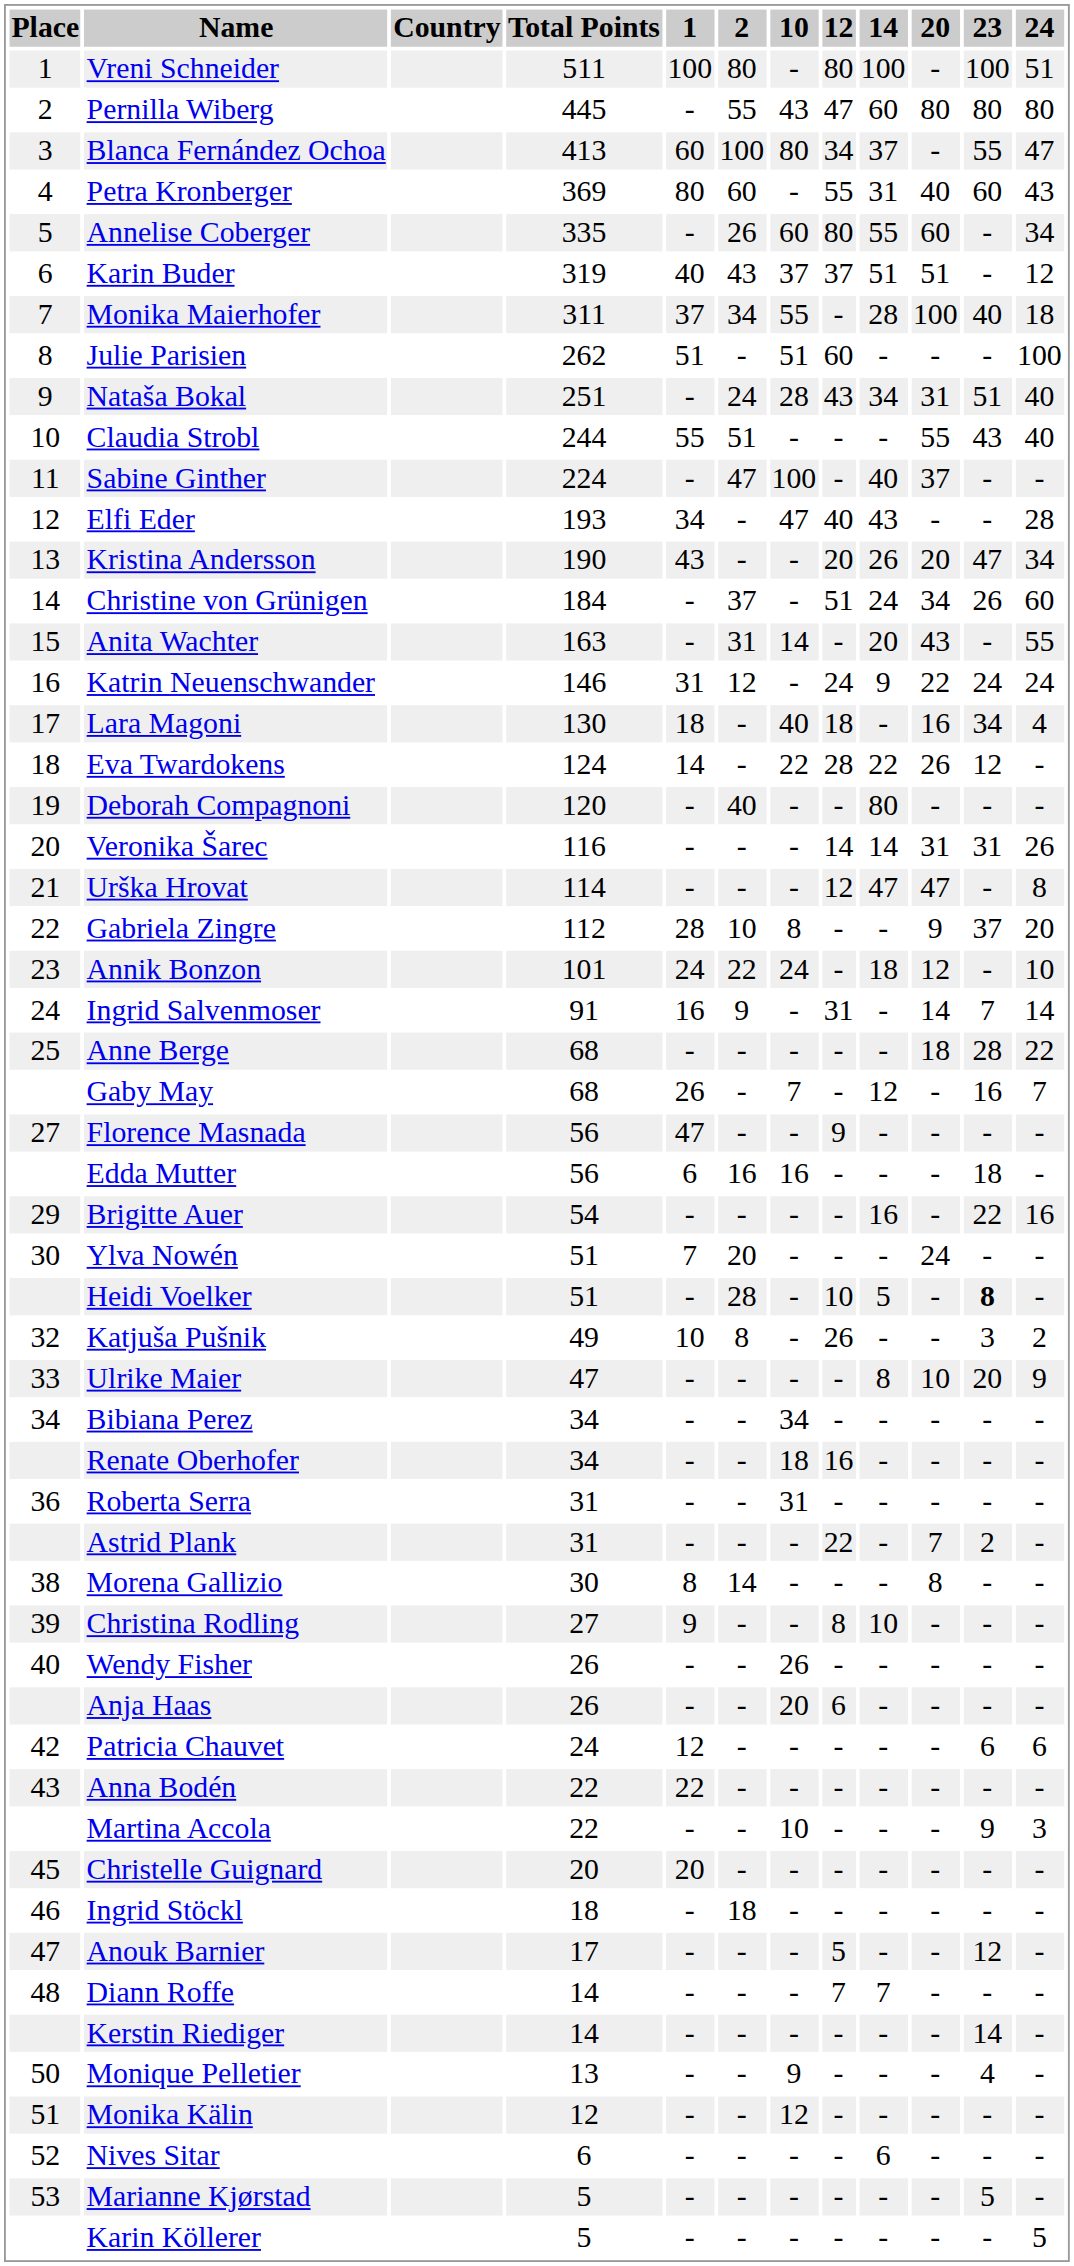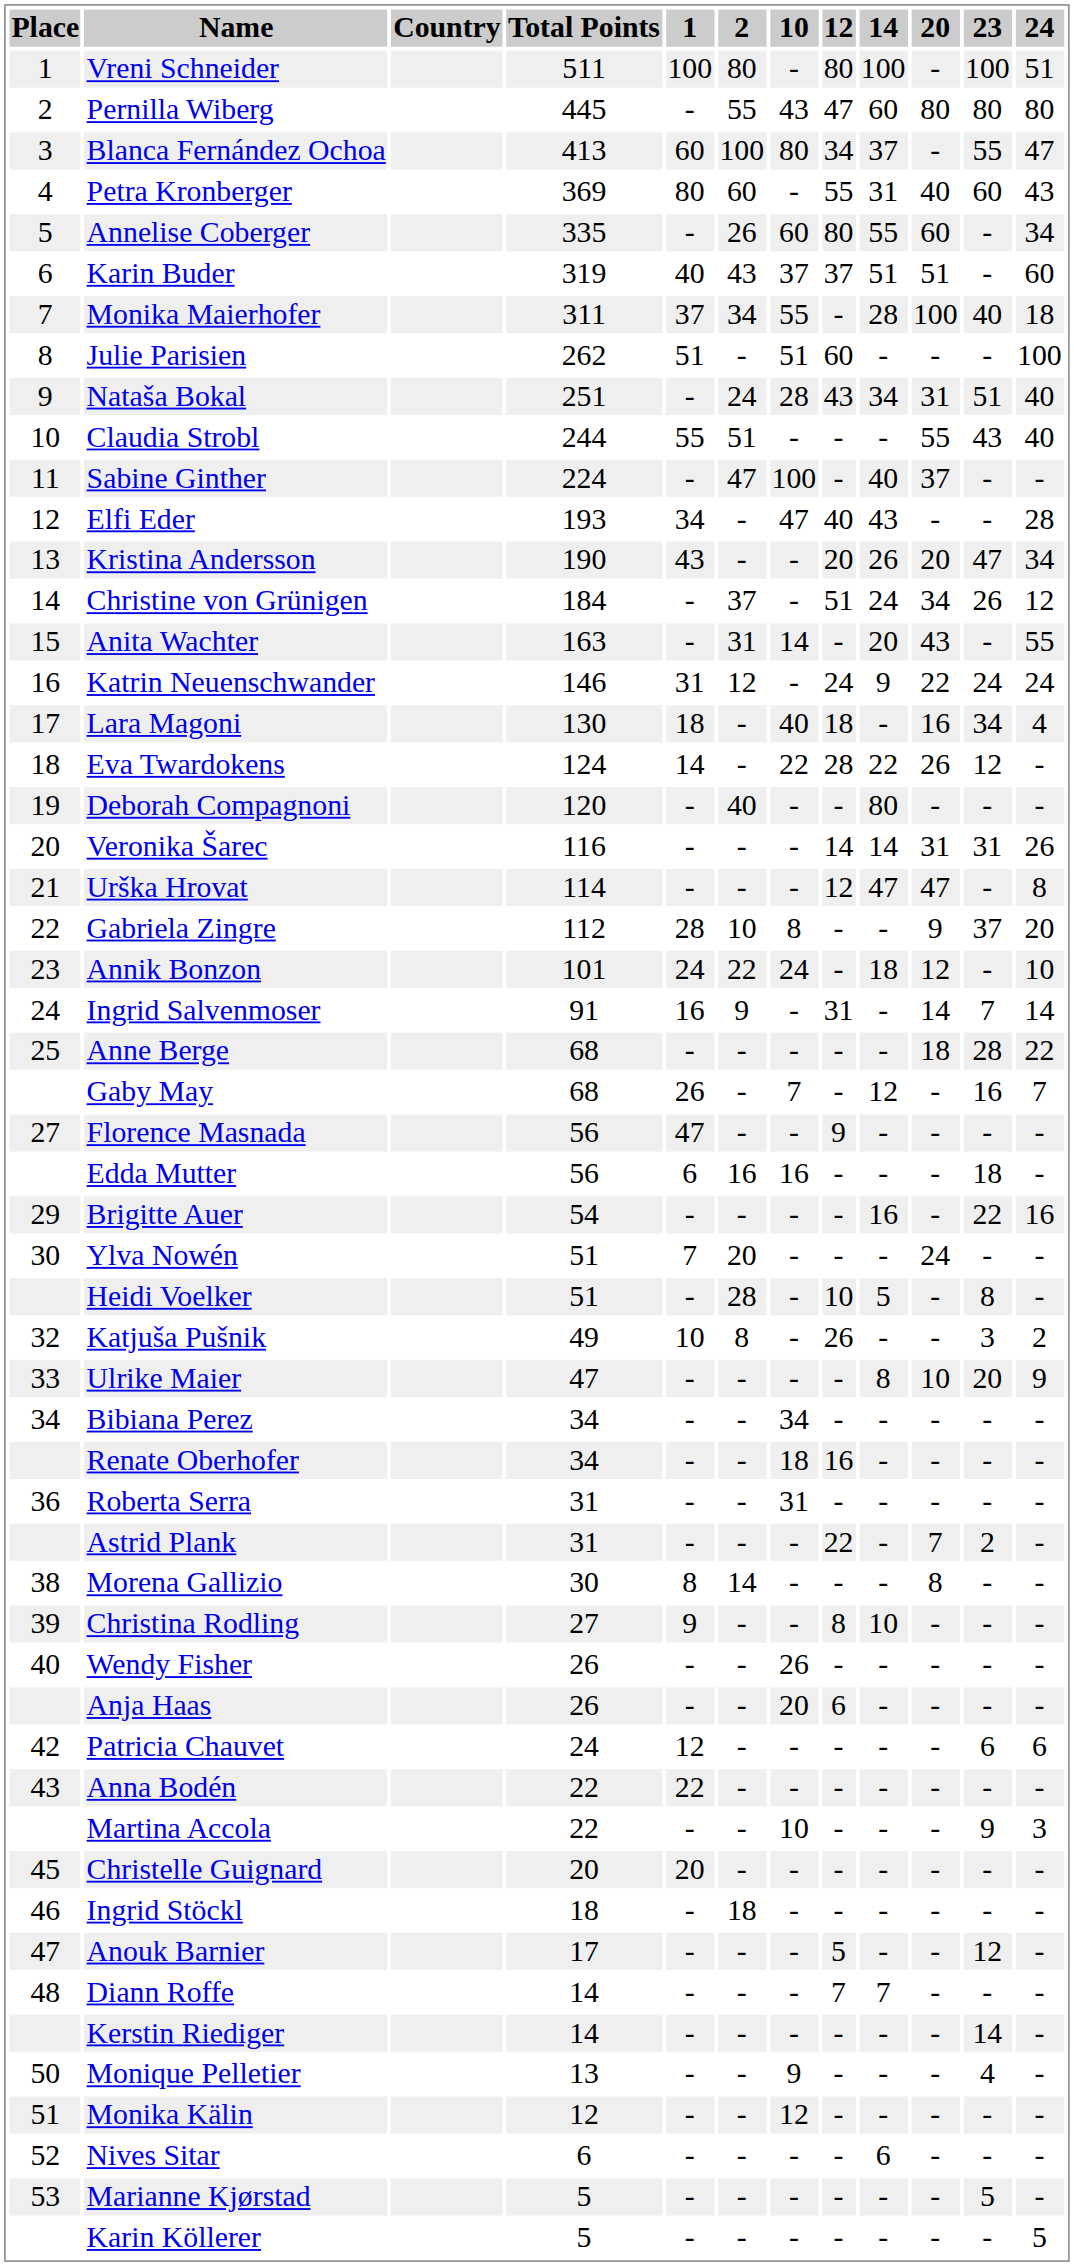(1039, 273) 12 -> (1039, 273) 60
(1039, 600) 60 -> (1039, 600) 12
(987, 1296) bold -> (987, 1296) normal
